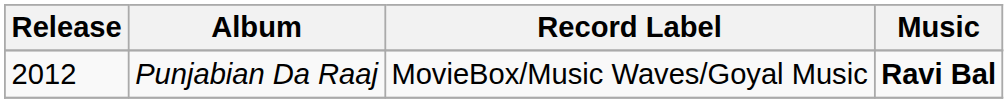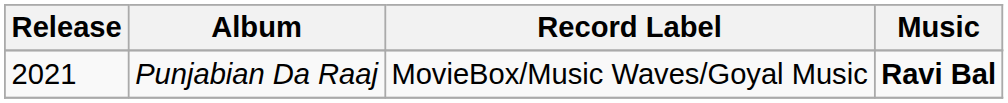(44, 73) 2012 -> (44, 73) 2021
